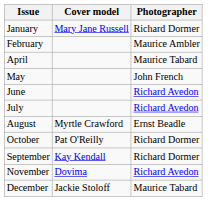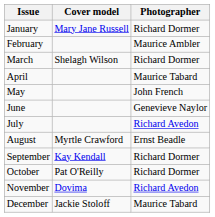+ row: (20, 60)
(166, 92) Richard Avedon -> (170, 108) Genevieve Naylor
rows swapped: (28, 156) <-> (23, 140)
